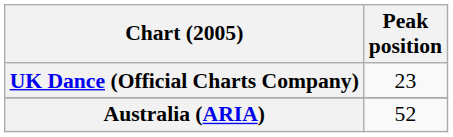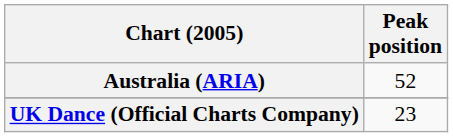rows swapped: (184, 114) <-> (184, 80)
